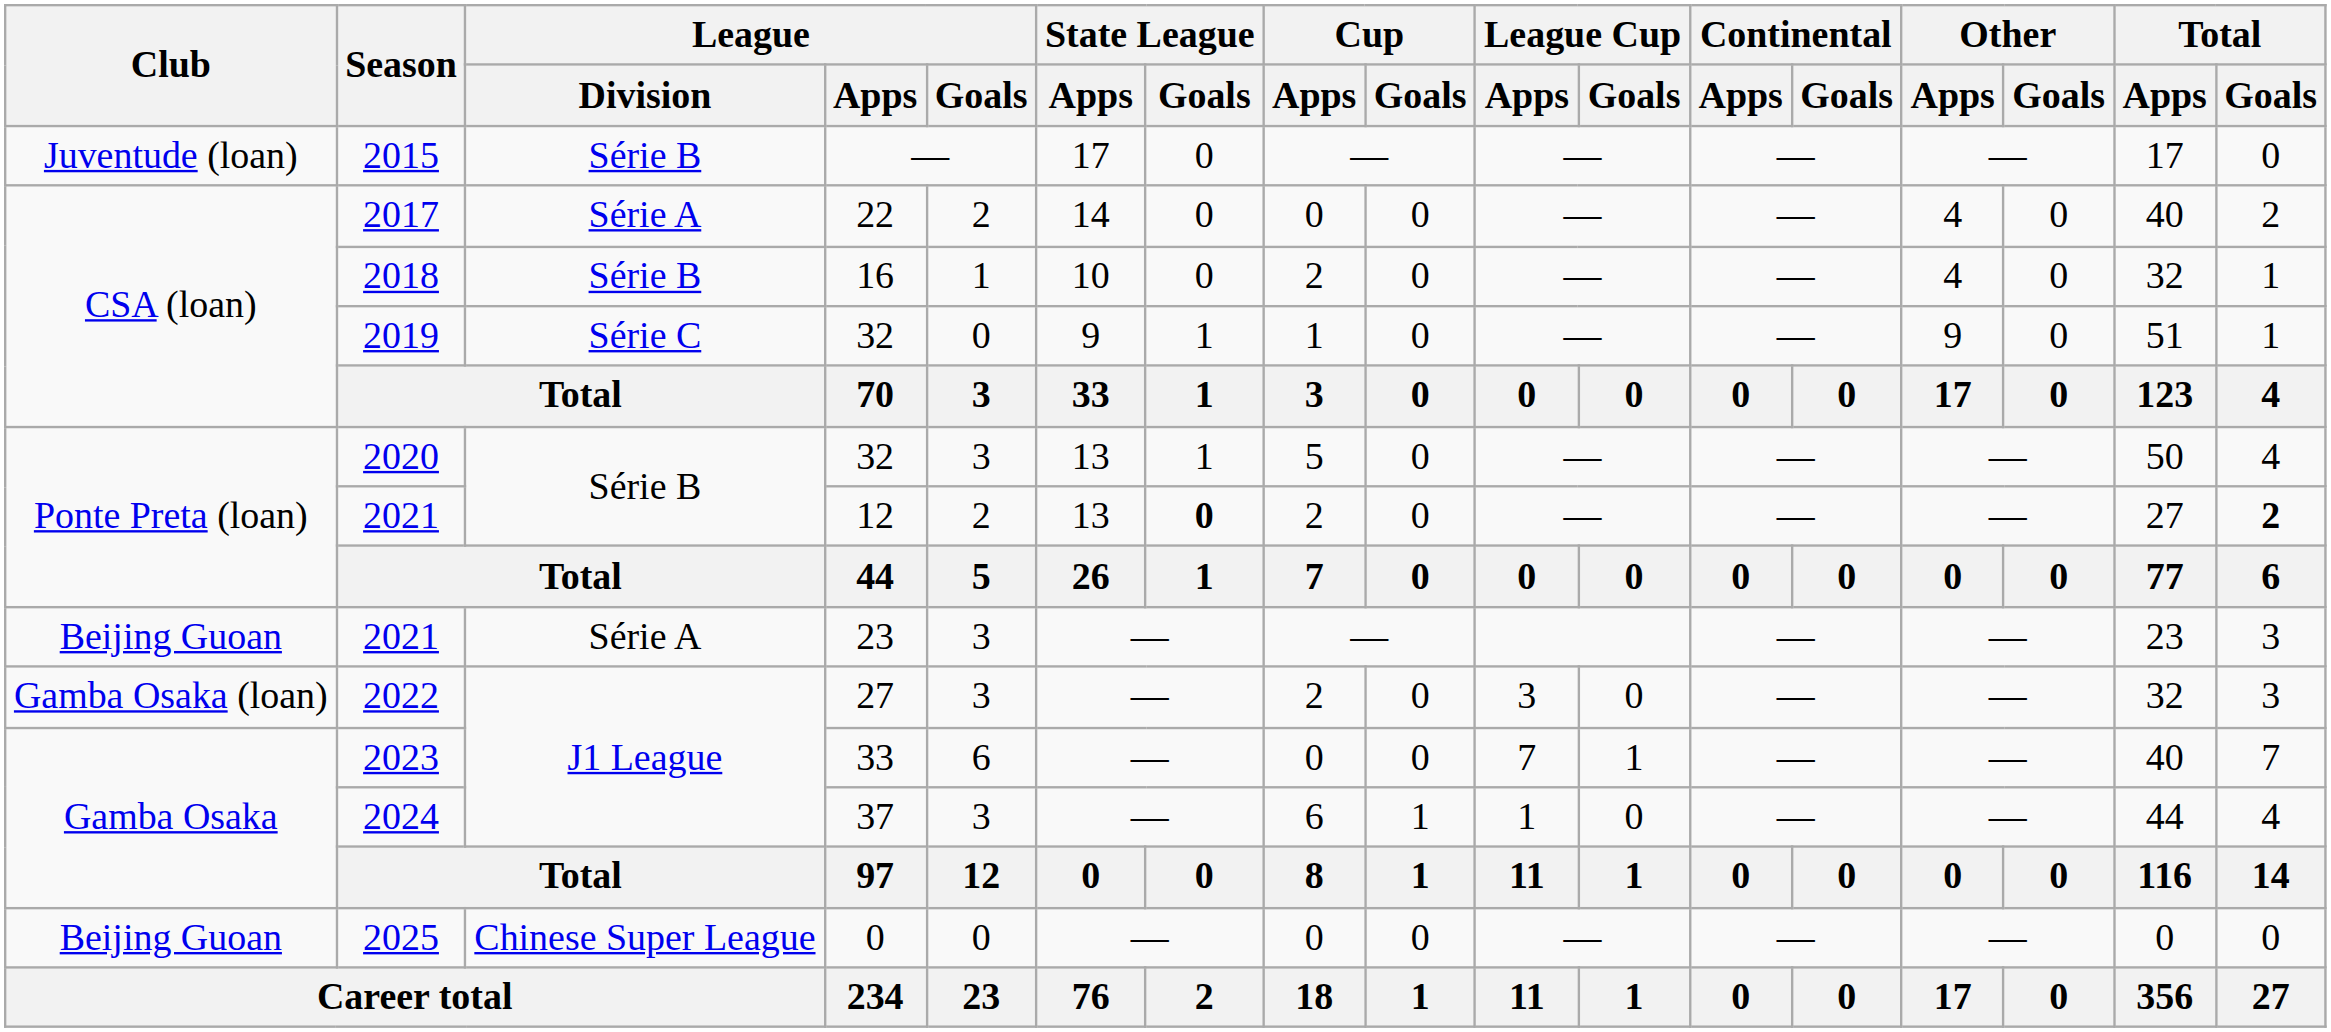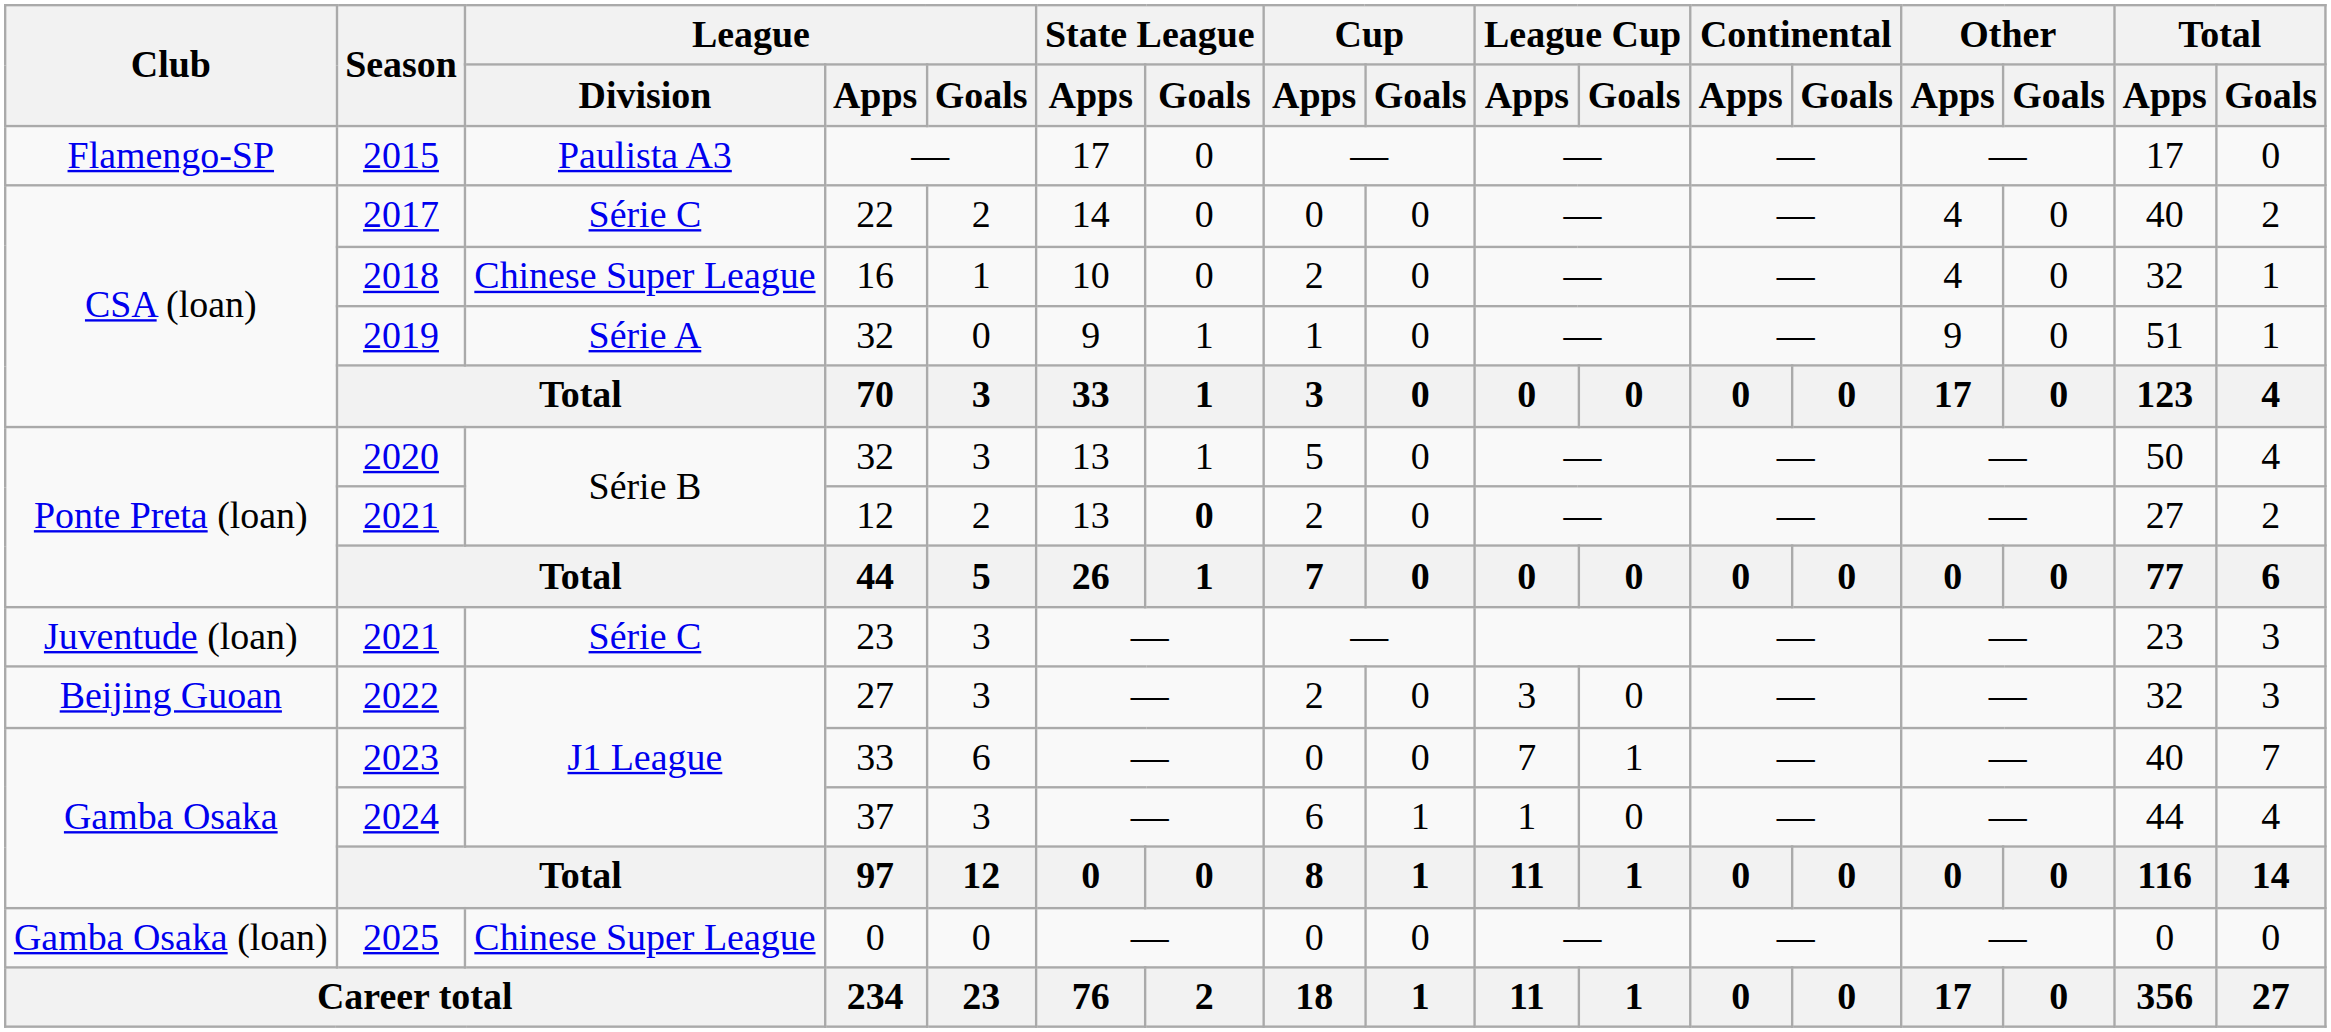(171, 154) Juventude (loan) -> (171, 154) Flamengo-SP
(645, 154) Série B -> (645, 154) Paulista A3
(645, 214) Série A -> (645, 214) Série C
(645, 275) Série B -> (645, 275) Chinese Super League
(645, 335) Série C -> (645, 335) Série A
(2271, 515) bold -> (2271, 515) normal
(171, 635) Beijing Guoan -> (171, 635) Juventude (loan)
(645, 635) Série A -> (645, 635) Série C
(171, 696) Gamba Osaka (loan) -> (171, 696) Beijing Guoan
(171, 936) Beijing Guoan -> (171, 936) Gamba Osaka (loan)
